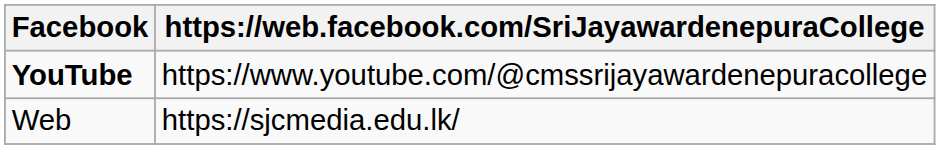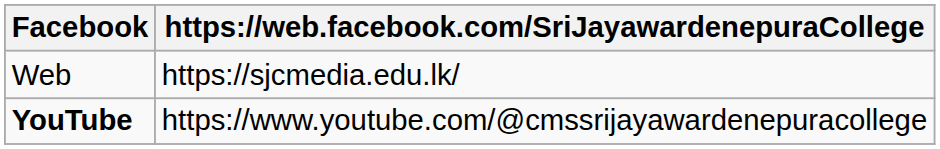rows swapped: (72, 74) <-> (42, 120)
